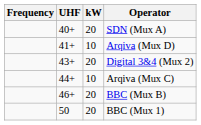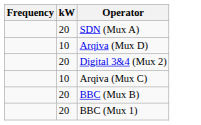- column: (70, 12)
